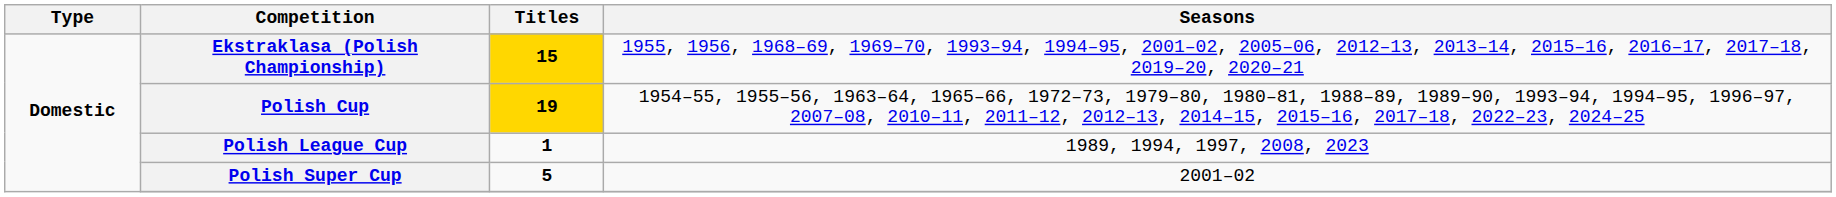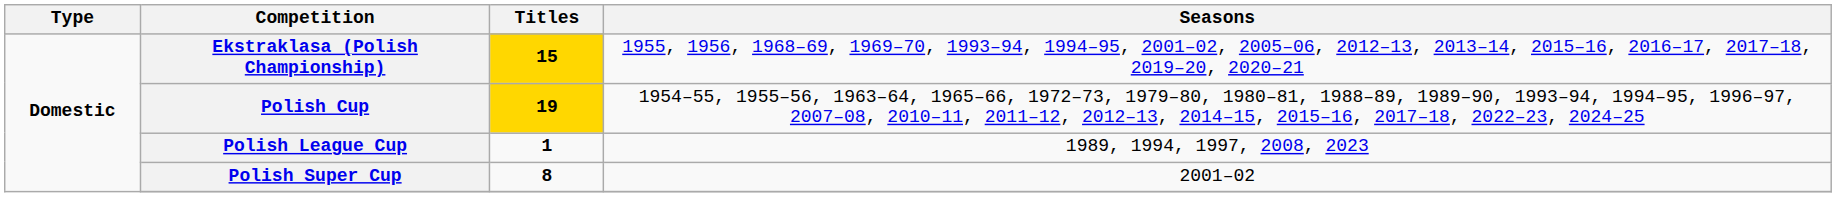(547, 177) 5 -> (547, 177) 8
